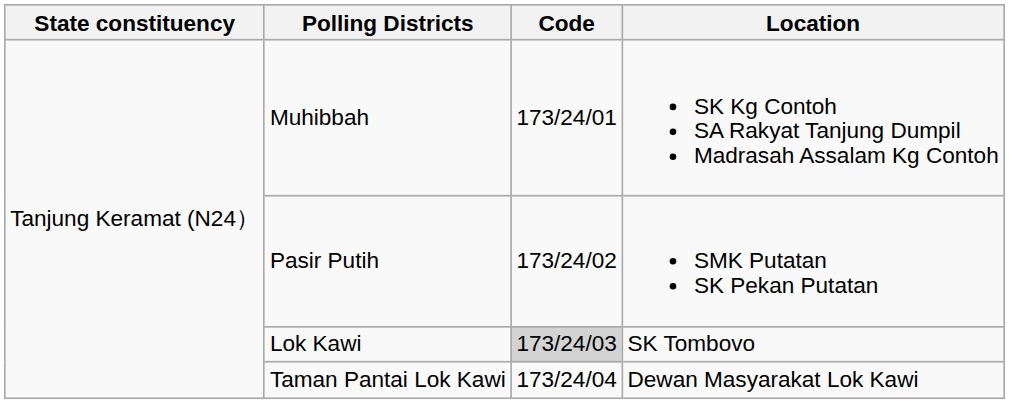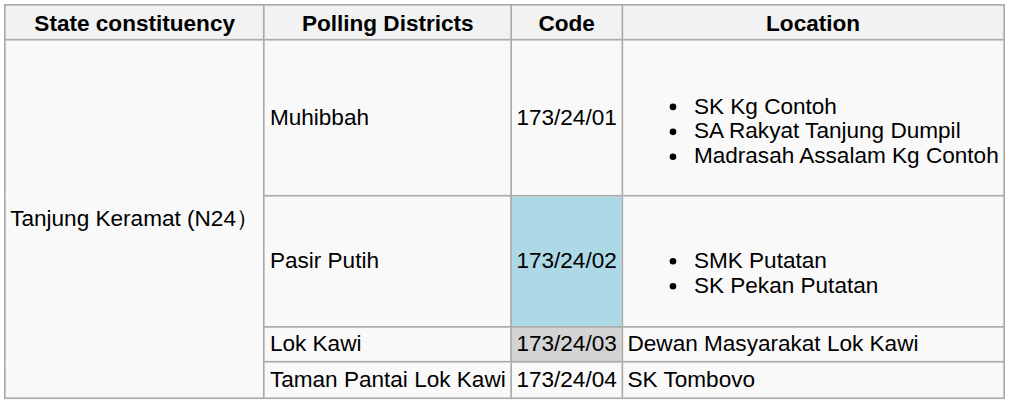(567, 261) no background -> (567, 261) lightblue background
(691, 344) SK Tombovo -> (773, 344) Dewan Masyarakat Lok Kawi
(773, 379) Dewan Masyarakat Lok Kawi -> (691, 379) SK Tombovo
